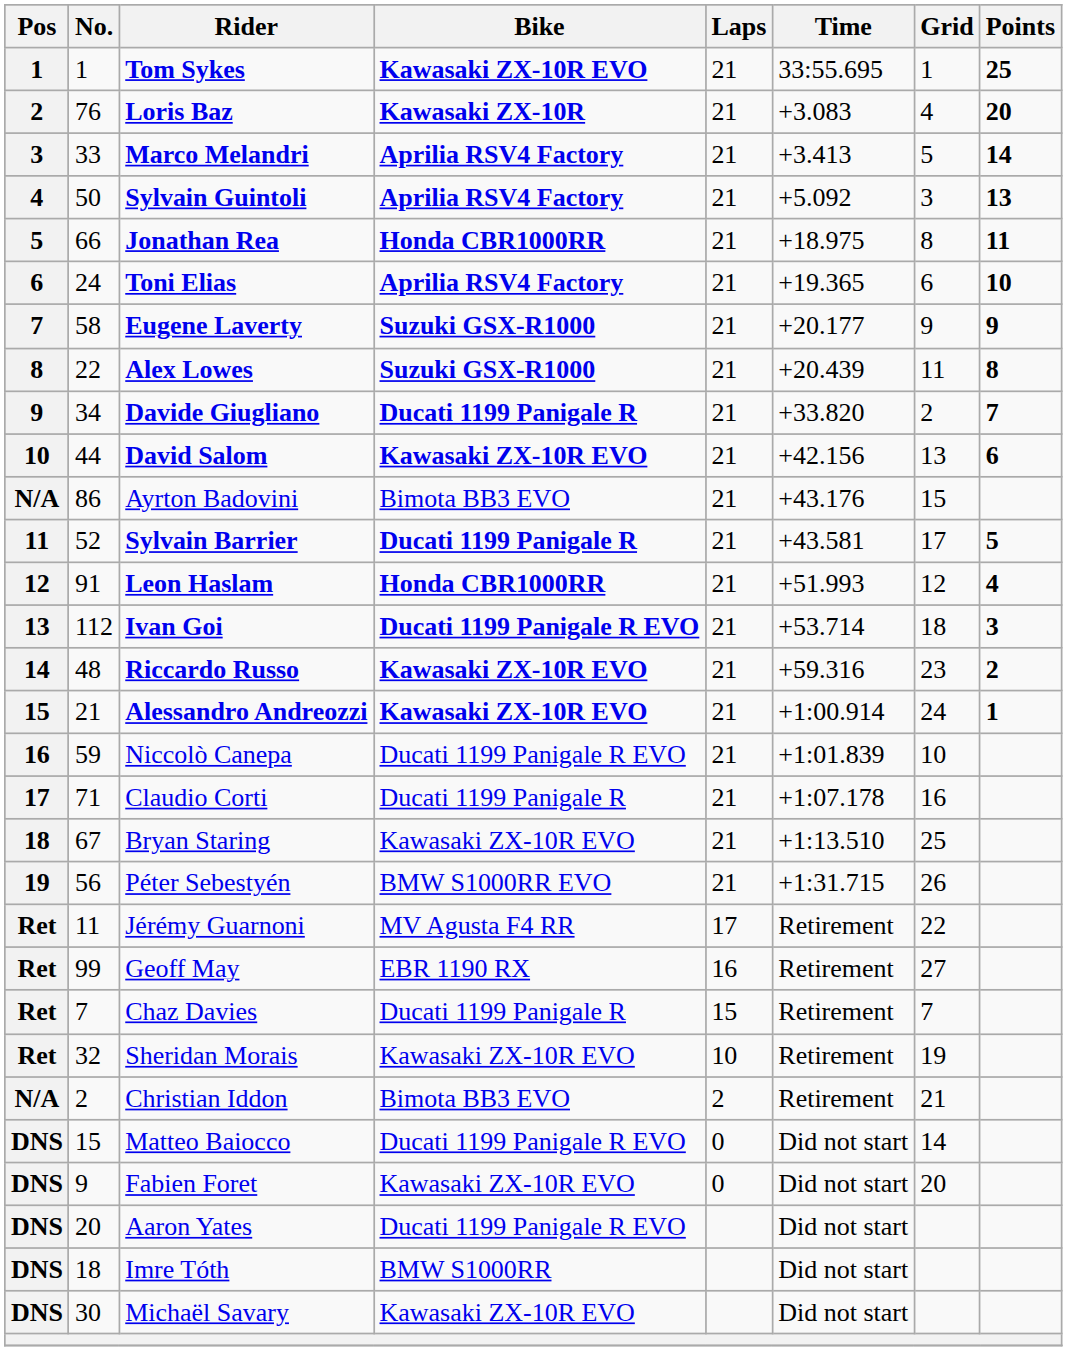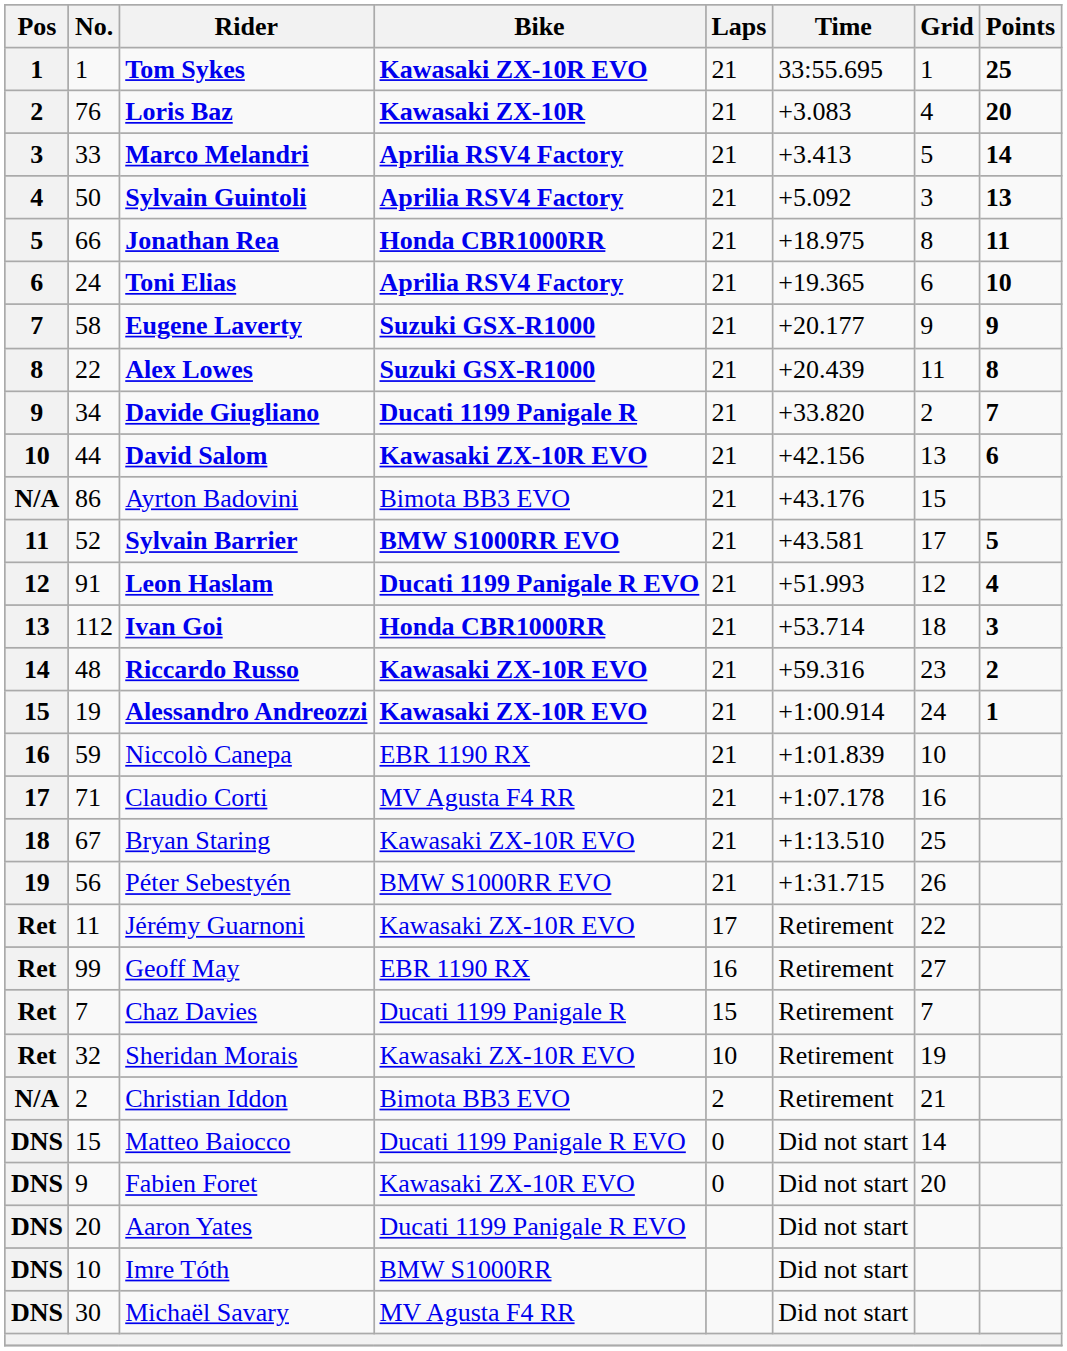(508, 540) Ducati 1199 Panigale R -> (499, 540) BMW S1000RR EVO
(492, 583) Honda CBR1000RR -> (539, 583) Ducati 1199 Panigale R EVO
(539, 626) Ducati 1199 Panigale R EVO -> (492, 626) Honda CBR1000RR
(88, 711) 21 -> (88, 711) 19
(533, 754) Ducati 1199 Panigale R EVO -> (455, 754) EBR 1190 RX
(503, 797) Ducati 1199 Panigale R -> (477, 797) MV Agusta F4 RR
(477, 926) MV Agusta F4 RR -> (507, 926) Kawasaki ZX-10R EVO
(88, 1268) 18 -> (88, 1268) 10
(507, 1311) Kawasaki ZX-10R EVO -> (477, 1311) MV Agusta F4 RR
